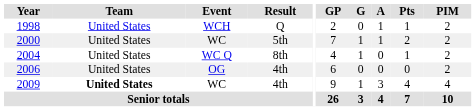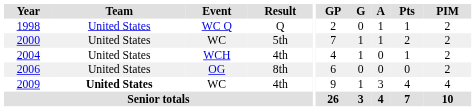(217, 26) WCH -> (217, 26) WC Q
(217, 55) WC Q -> (217, 55) WCH
(280, 55) 8th -> (280, 55) 4th
(280, 69) 4th -> (280, 69) 8th
